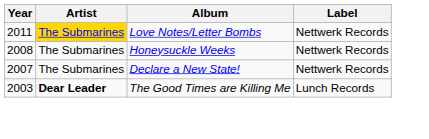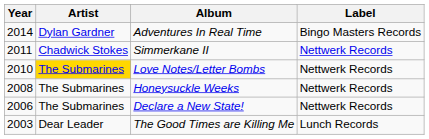+ row: (198, 32)
+ row: (171, 50)
(20, 32) 2011 -> (20, 69) 2010
(20, 69) 2007 -> (20, 106) 2006
(72, 87) bold -> (71, 124) normal
